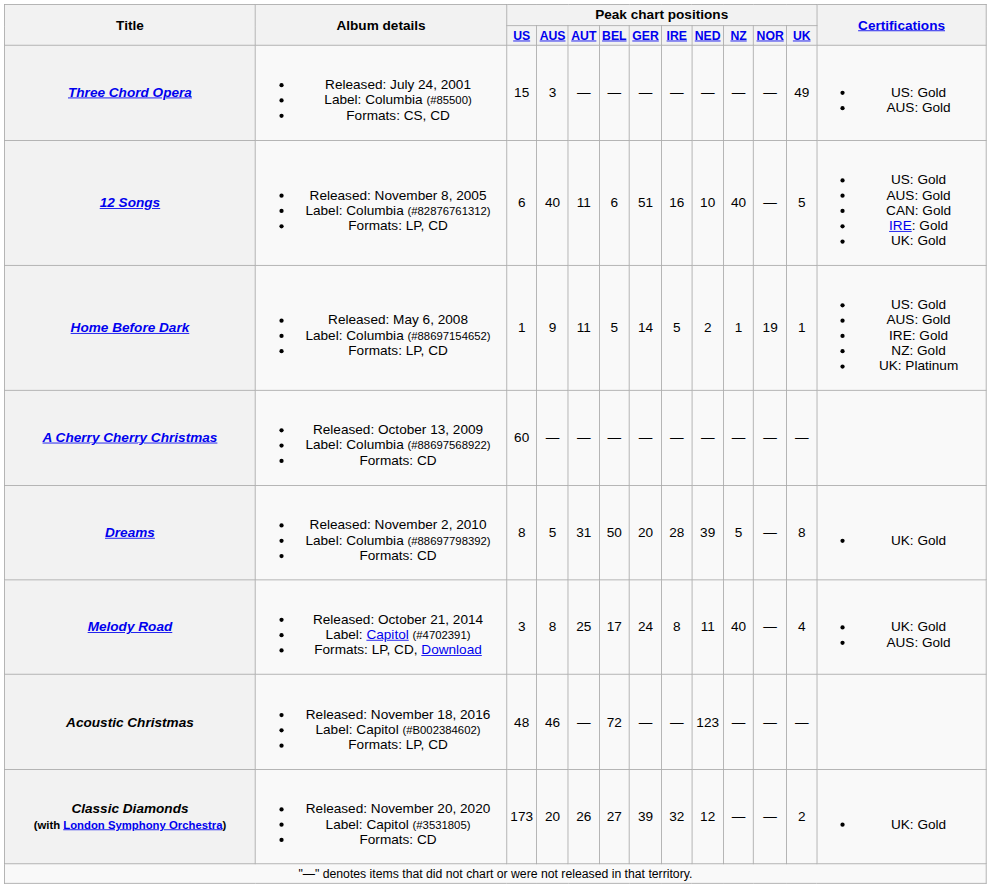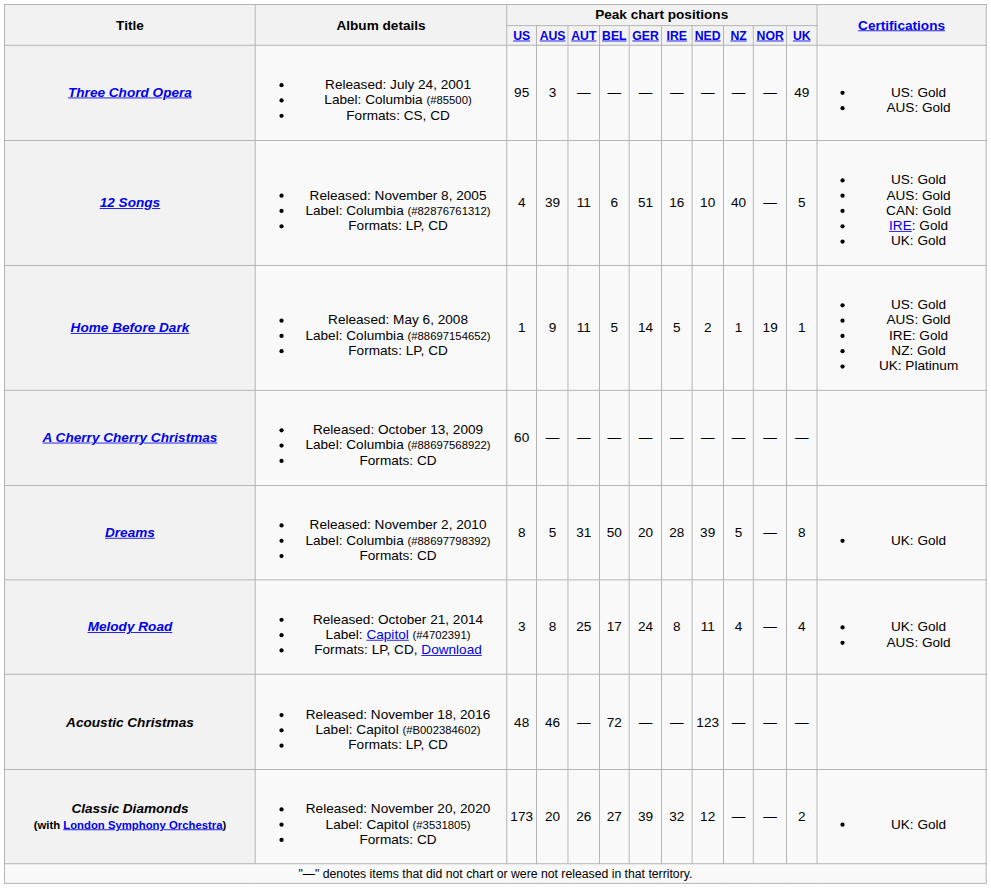(522, 92) 15 -> (522, 92) 95
(522, 202) 6 -> (522, 202) 4
(553, 202) 40 -> (553, 202) 39
(739, 627) 40 -> (739, 627) 4
